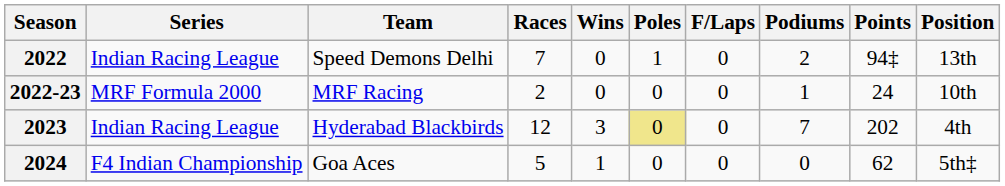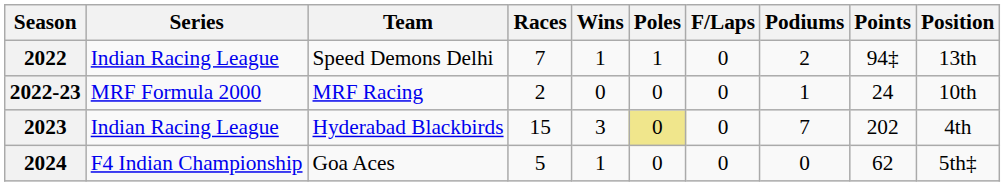(600, 57) 0 -> (600, 57) 1
(540, 127) 12 -> (540, 127) 15
